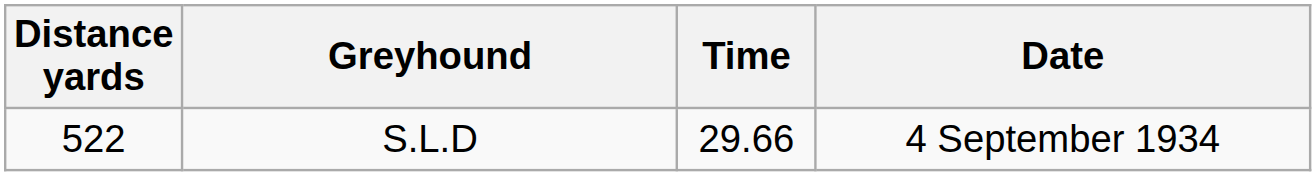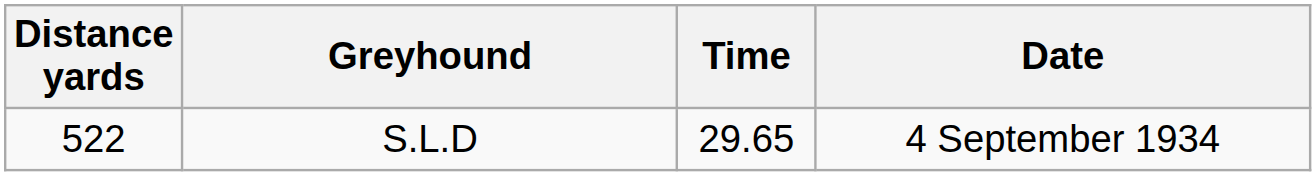(746, 138) 29.66 -> (746, 138) 29.65
